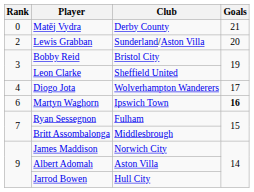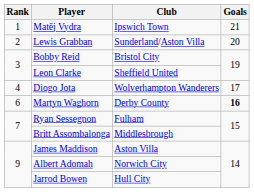(18, 27) 0 -> (18, 27) 1
(142, 27) Derby County -> (141, 27) Ipswich Town
(141, 103) Ipswich Town -> (142, 103) Derby County
(141, 149) Norwich City -> (136, 149) Aston Villa
(136, 164) Aston Villa -> (141, 164) Norwich City
